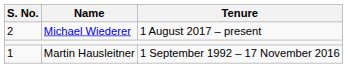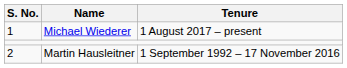(10, 31) 2 -> (10, 31) 1
(10, 54) 1 -> (10, 54) 2
